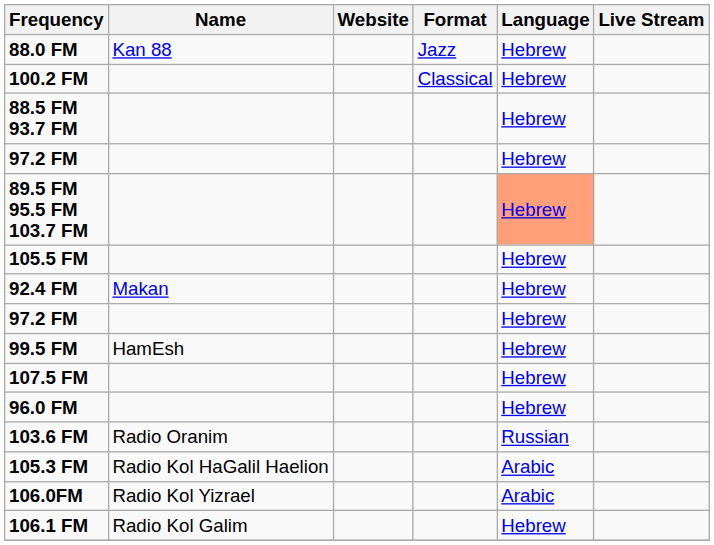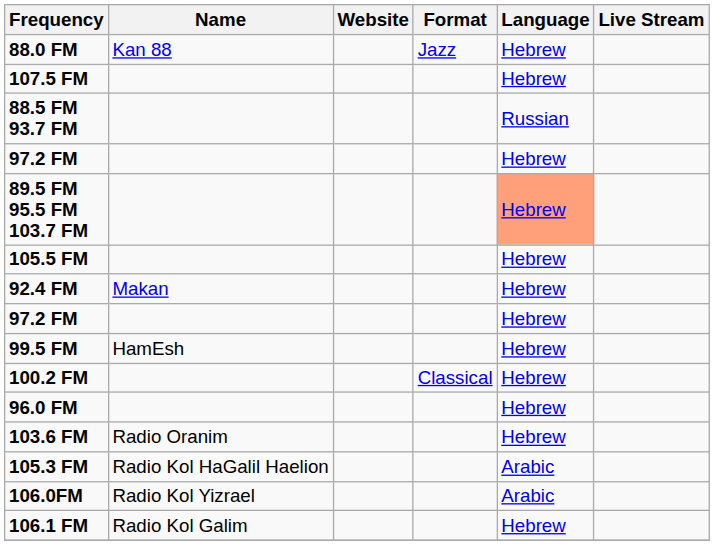rows swapped: (49, 79) <-> (49, 378)
(534, 119) Hebrew -> (535, 119) Russian
(535, 437) Russian -> (534, 437) Hebrew
